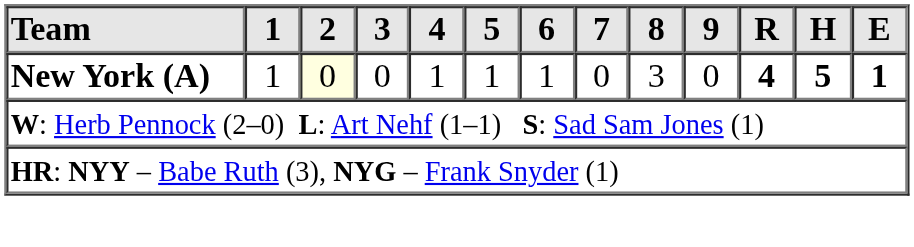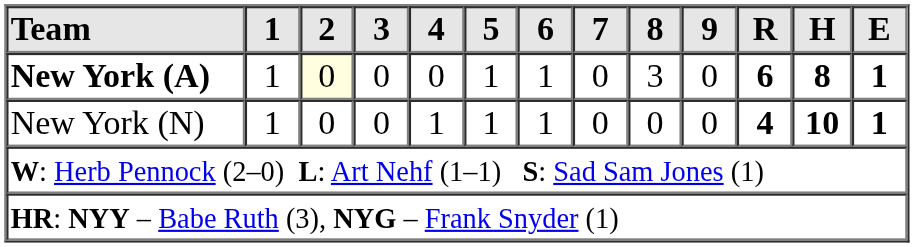(437, 75) 1 -> (436, 75) 0
(766, 75) 4 -> (765, 75) 6
(823, 75) 5 -> (822, 75) 8
+ row: (108, 122)
